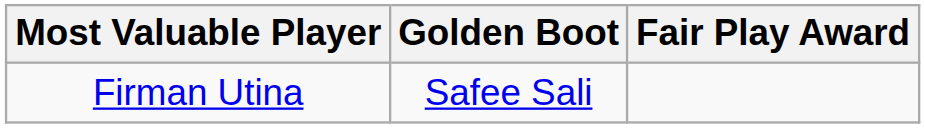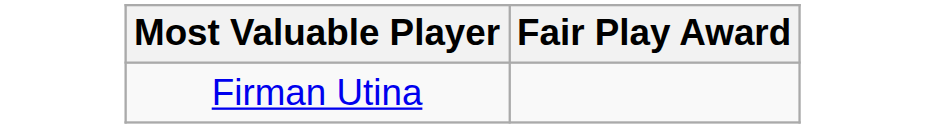- column: (509, 33)
